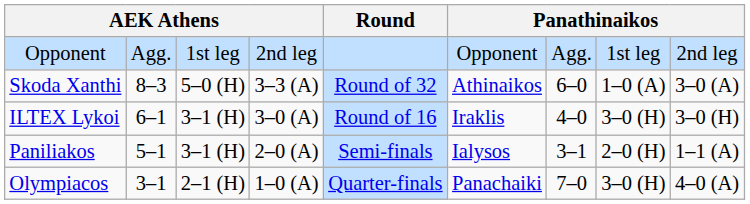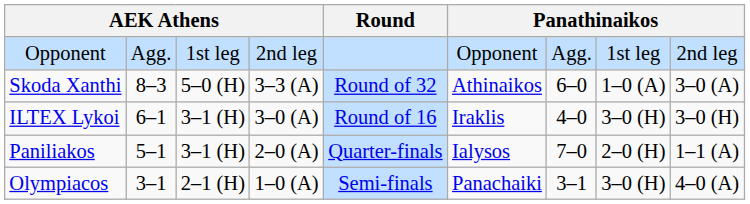(385, 150) Semi-finals -> (385, 150) Quarter-finals
(572, 150) 3–1 -> (572, 150) 7–0
(385, 183) Quarter-finals -> (385, 183) Semi-finals
(572, 183) 7–0 -> (572, 183) 3–1
